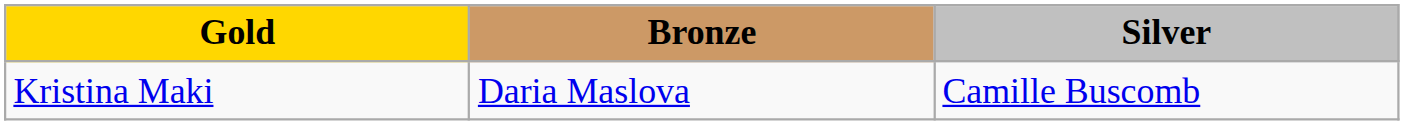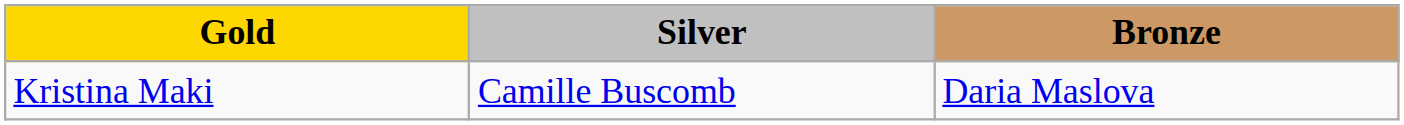columns swapped: (1166, 32) <-> (702, 32)
